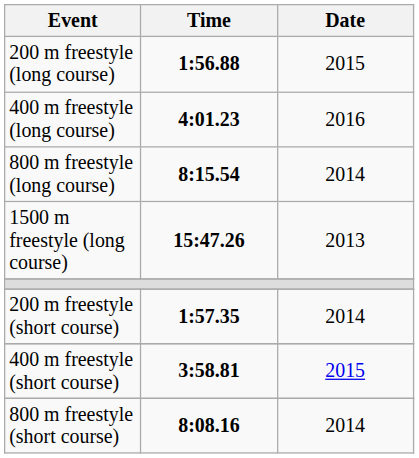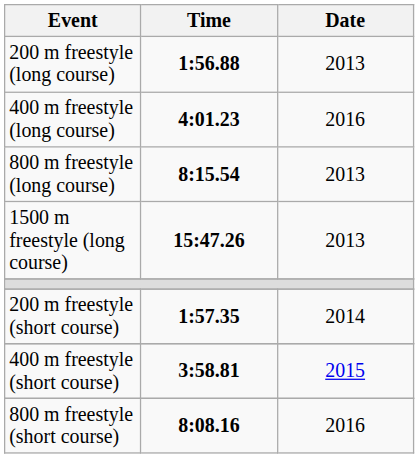(345, 63) 2015 -> (345, 63) 2013
(345, 173) 2014 -> (345, 173) 2013
(345, 425) 2014 -> (345, 425) 2016
